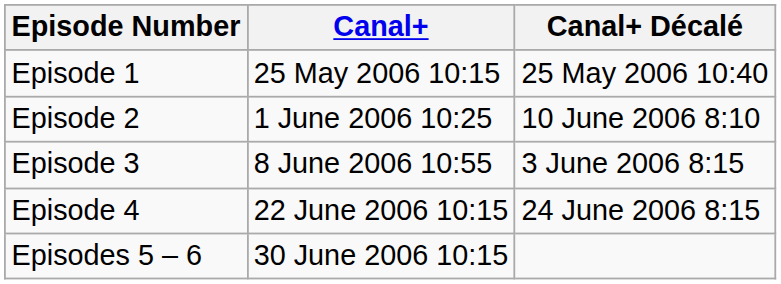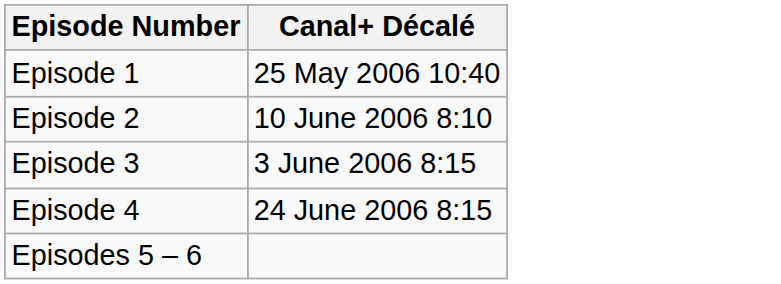- column: (381, 27)
